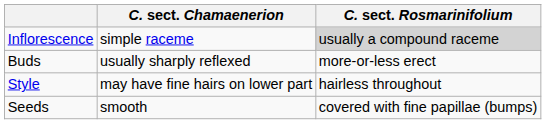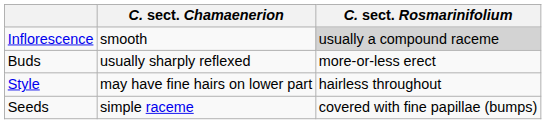(147, 38) simple raceme -> (124, 38) smooth
(124, 107) smooth -> (147, 107) simple raceme
